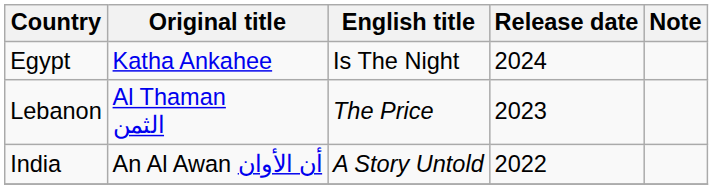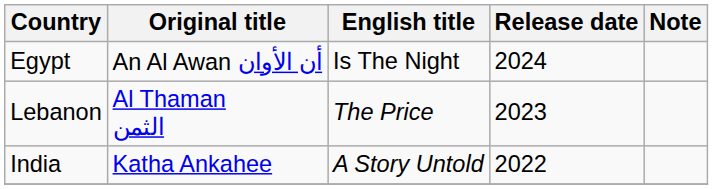(192, 60) Katha Ankahee -> (217, 61) An Al Awan أن الأوان
(217, 164) An Al Awan أن الأوان -> (192, 164) Katha Ankahee
